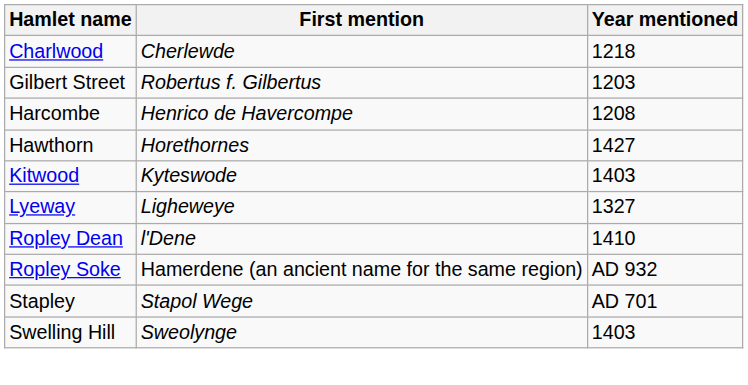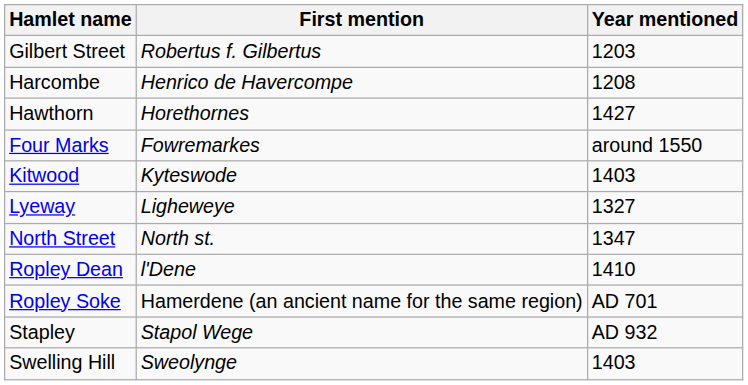- row: (56, 51)
+ row: (59, 144)
+ row: (62, 238)
(625, 269) AD 932 -> (625, 301) AD 701
(625, 301) AD 701 -> (625, 332) AD 932
